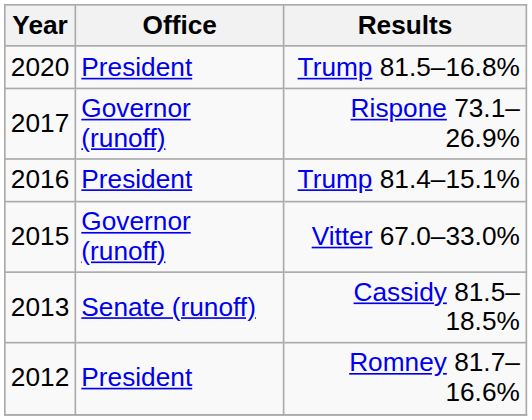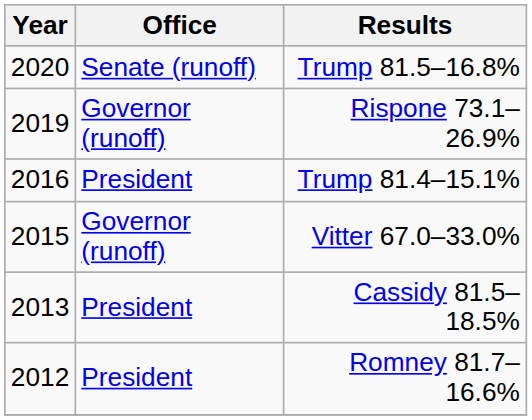(137, 66) President -> (169, 66) Senate (runoff)
(40, 123) 2017 -> (40, 123) 2019
(169, 307) Senate (runoff) -> (137, 307) President
